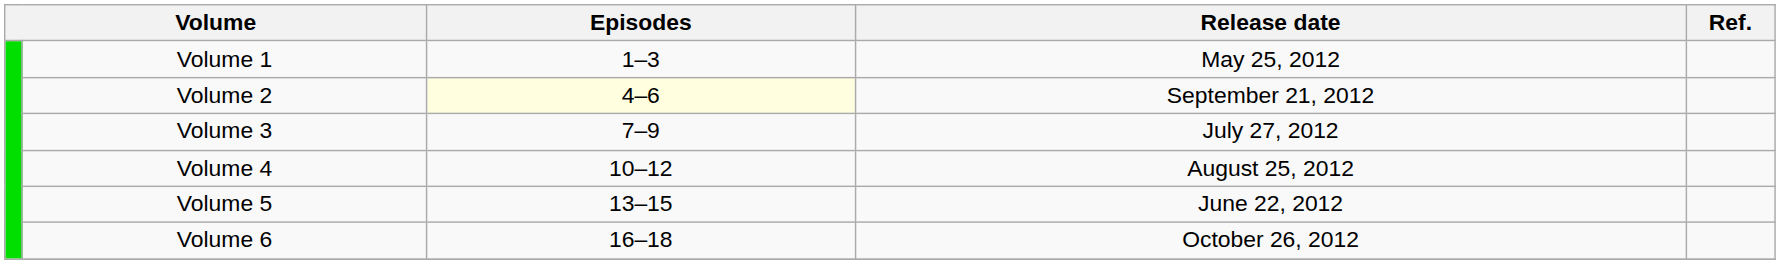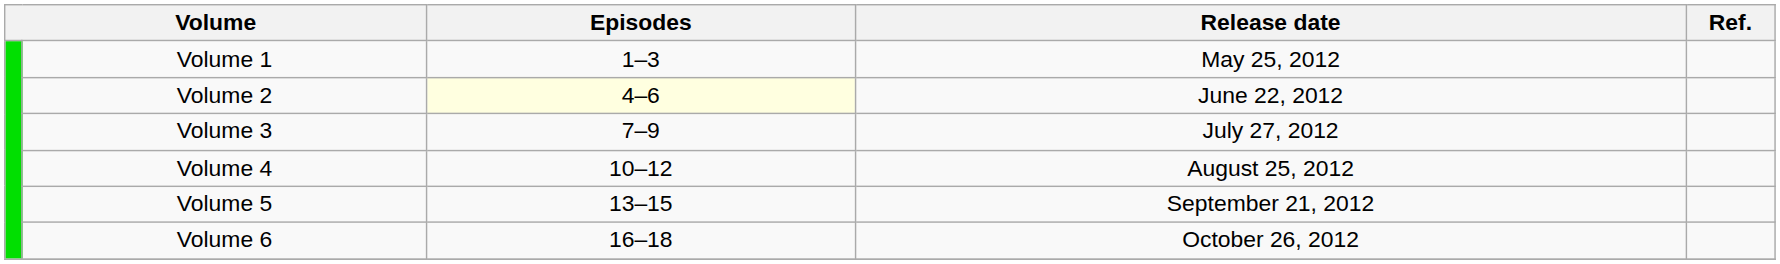(1271, 95) September 21, 2012 -> (1271, 95) June 22, 2012
(1271, 204) June 22, 2012 -> (1271, 204) September 21, 2012
